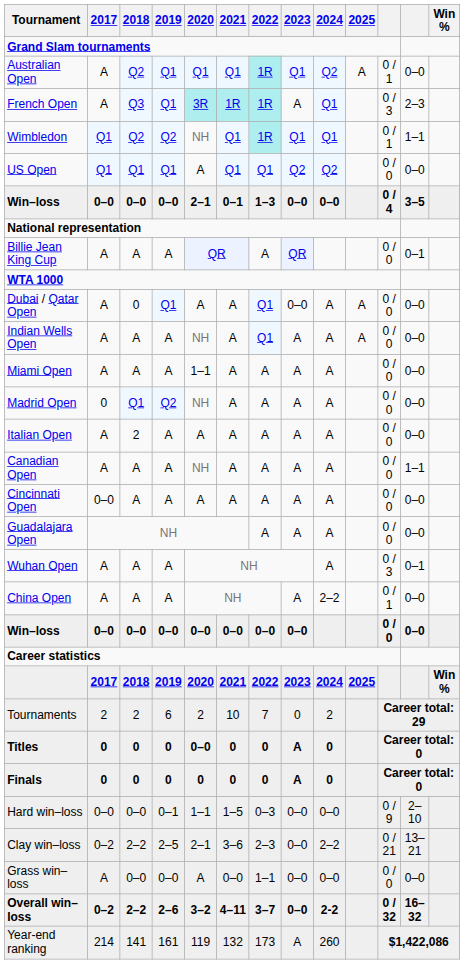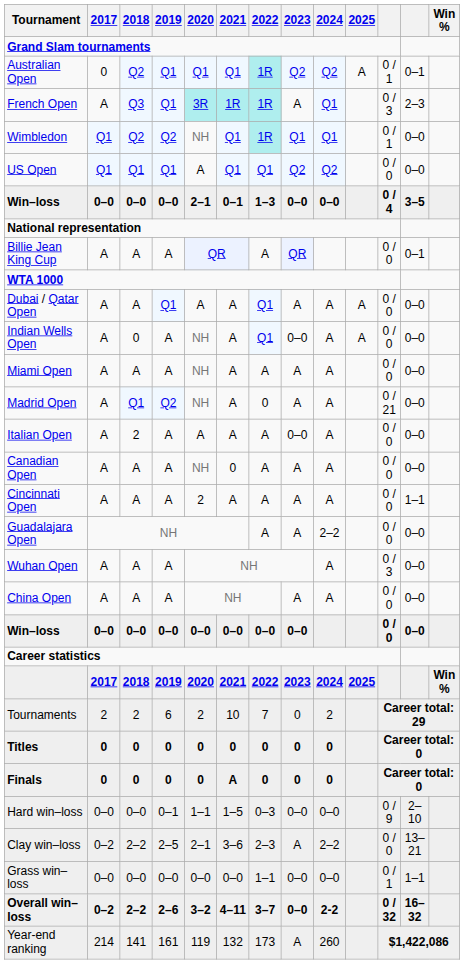(104, 72) A -> (104, 72) 0
(297, 72) Q1 -> (297, 72) Q2
(415, 72) 0–0 -> (415, 72) 0–1
(415, 137) 1–1 -> (415, 137) 0–0
(136, 305) 0 -> (136, 305) A
(297, 305) 0–0 -> (297, 305) A
(136, 338) A -> (136, 338) 0
(297, 338) A -> (297, 338) 0–0
(201, 370) 1–1 -> (201, 370) NH
(104, 403) 0 -> (104, 403) A
(265, 403) A -> (265, 403) 0
(389, 403) 0 / 0 -> (389, 403) 0 / 21
(297, 435) A -> (297, 435) 0–0
(233, 468) A -> (233, 468) 0
(415, 468) 1–1 -> (415, 468) 0–0
(104, 500) 0–0 -> (104, 500) A
(201, 500) A -> (201, 500) 2
(415, 500) 0–0 -> (415, 500) 1–1
(330, 533) A -> (330, 533) 2–2
(415, 565) 0–1 -> (415, 565) 0–0
(330, 598) 2–2 -> (330, 598) A
(389, 598) 0 / 1 -> (389, 598) 0 / 0
(201, 747) 0–0 -> (201, 747) 0
(297, 747) A -> (297, 747) 0
(233, 780) 0 -> (233, 780) A
(297, 780) A -> (297, 780) 0
(297, 845) 0–0 -> (297, 845) A
(389, 845) 0 / 21 -> (389, 845) 0 / 0
(104, 877) A -> (104, 877) 0–0
(201, 877) A -> (201, 877) 0–0
(389, 877) 0 / 0 -> (389, 877) 0 / 1
(415, 877) 0–0 -> (415, 877) 1–1
